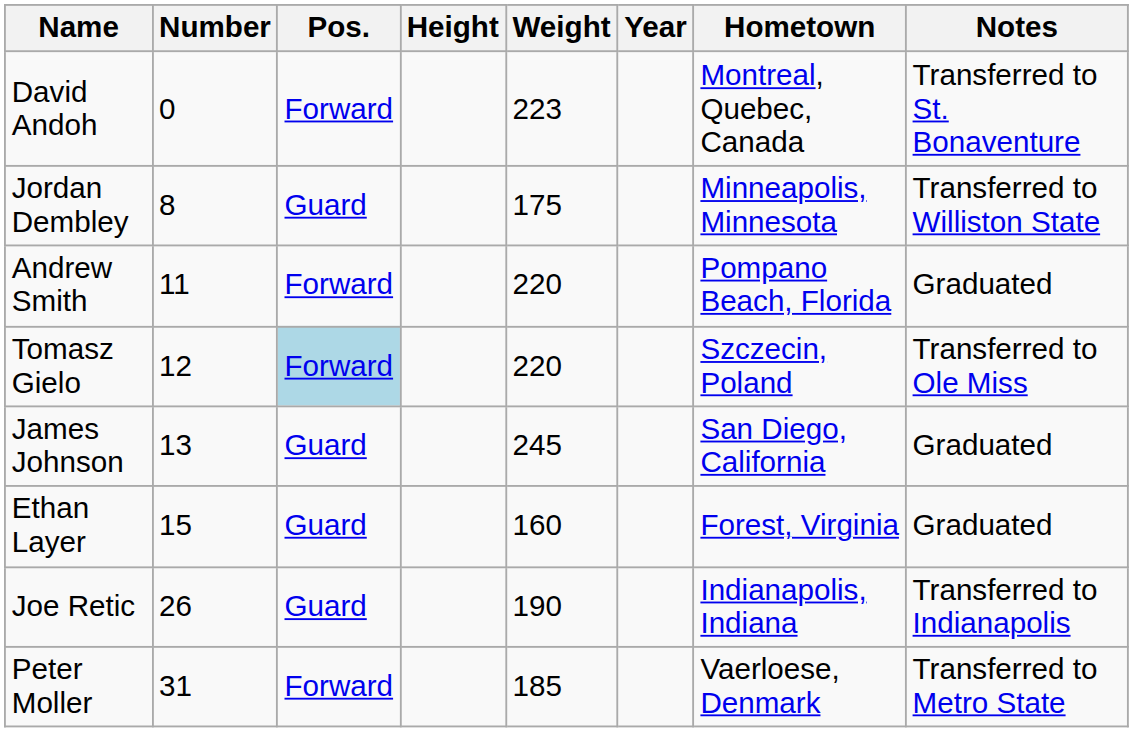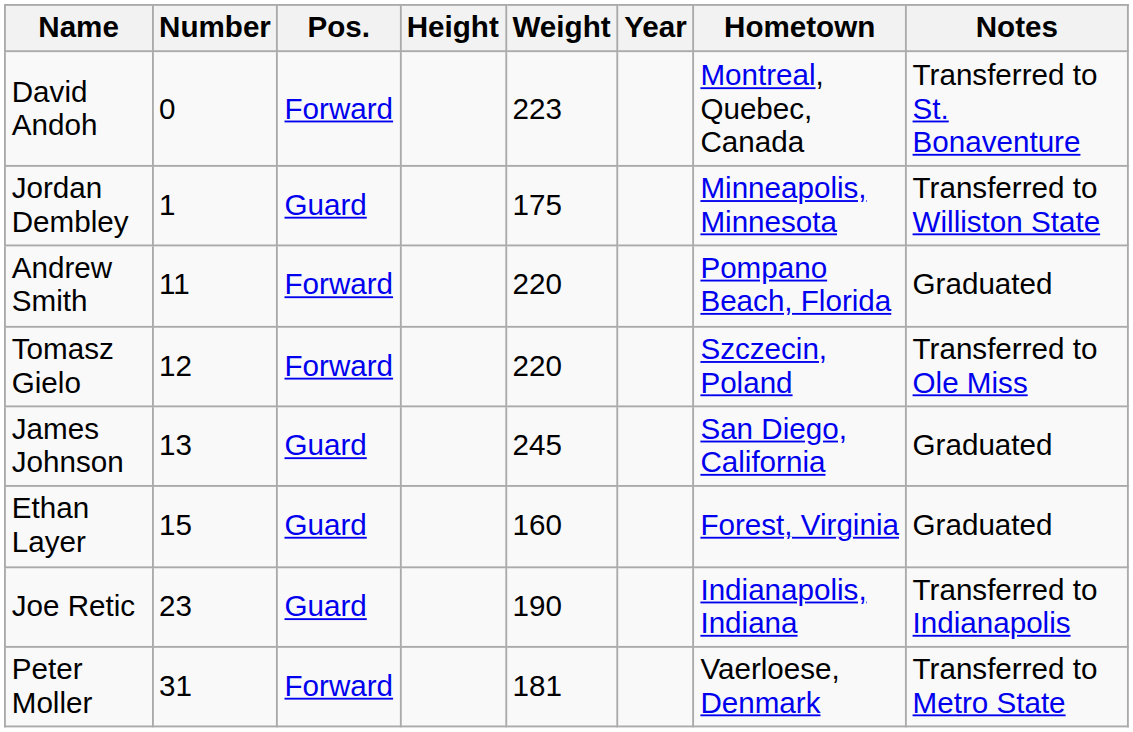(167, 205) 8 -> (167, 205) 1
(339, 365) lightblue background -> (339, 365) no background
(175, 606) 26 -> (175, 606) 23
(537, 686) 185 -> (537, 686) 181
